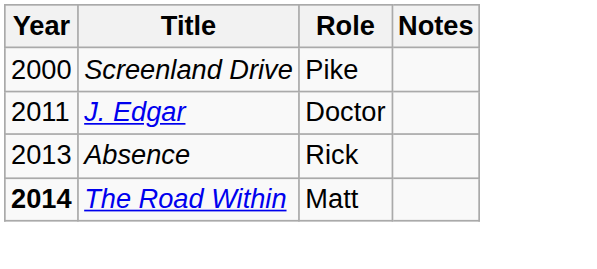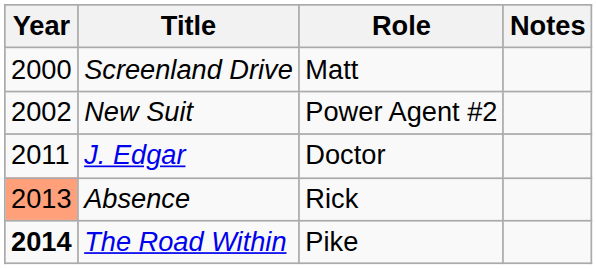(332, 69) Pike -> (332, 69) Matt
+ row: (139, 112)
(41, 155) no background -> (41, 198) lightsalmon background
(332, 198) Matt -> (332, 241) Pike
